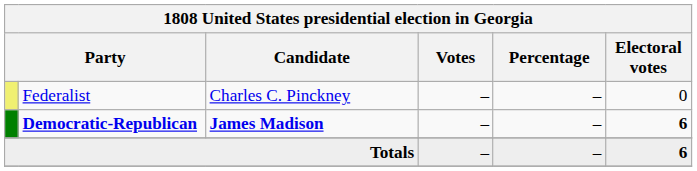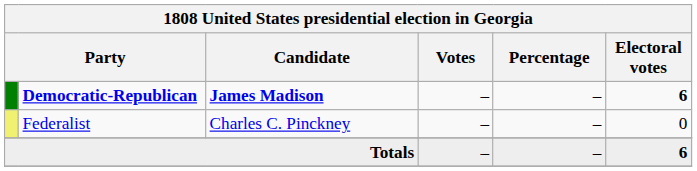rows swapped: (110, 124) <-> (56, 95)
